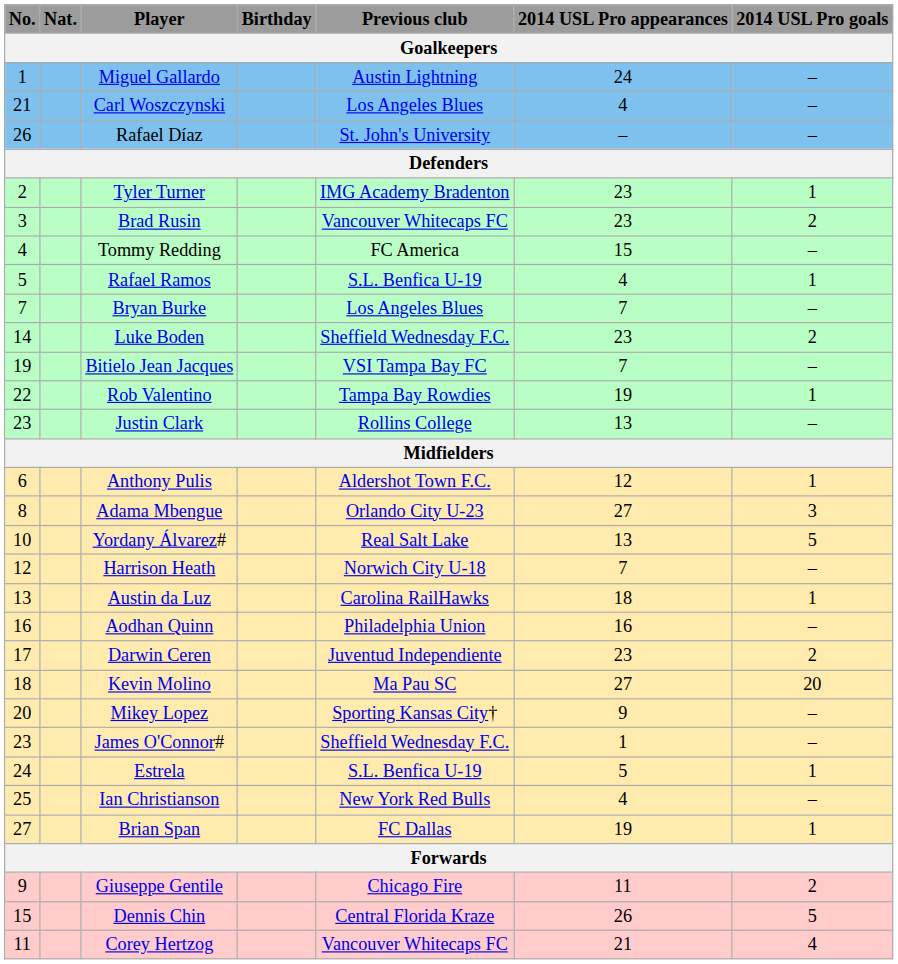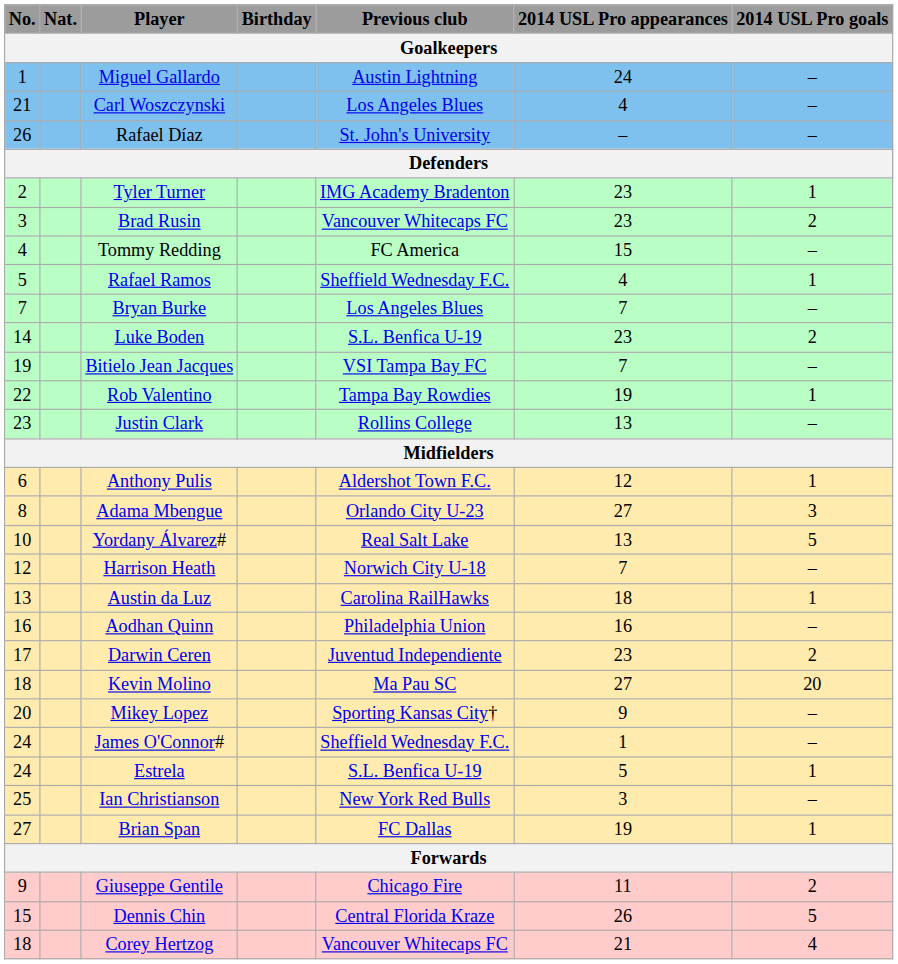(415, 279) S.L. Benfica U-19 -> (415, 279) Sheffield Wednesday F.C.
(415, 337) Sheffield Wednesday F.C. -> (415, 337) S.L. Benfica U-19
(22, 742) 23 -> (22, 742) 24
(623, 800) 4 -> (623, 800) 3
(22, 944) 11 -> (22, 944) 18
